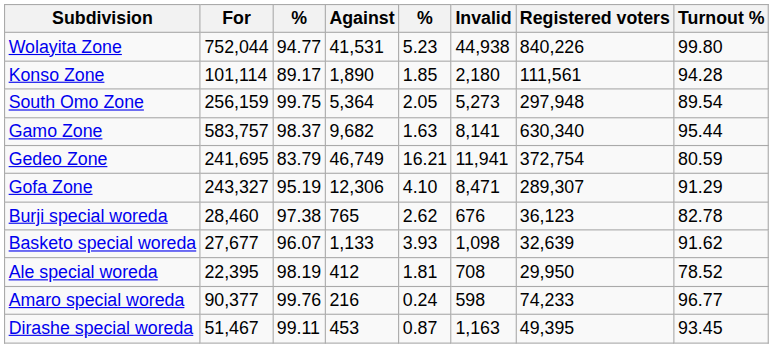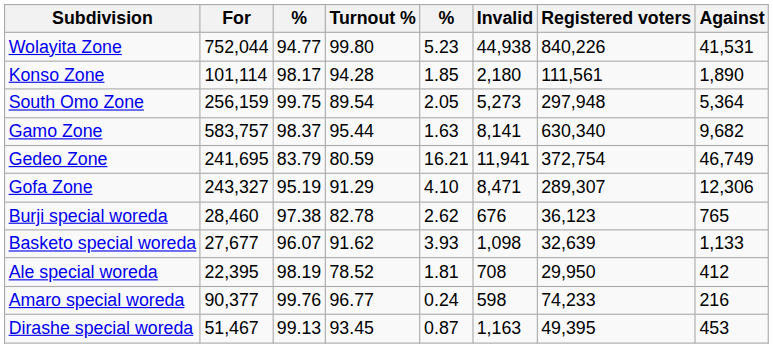columns swapped: (362, 18) <-> (721, 18)
(299, 74) 89.17 -> (299, 74) 98.17
(298, 328) 99.11 -> (299, 328) 99.13
